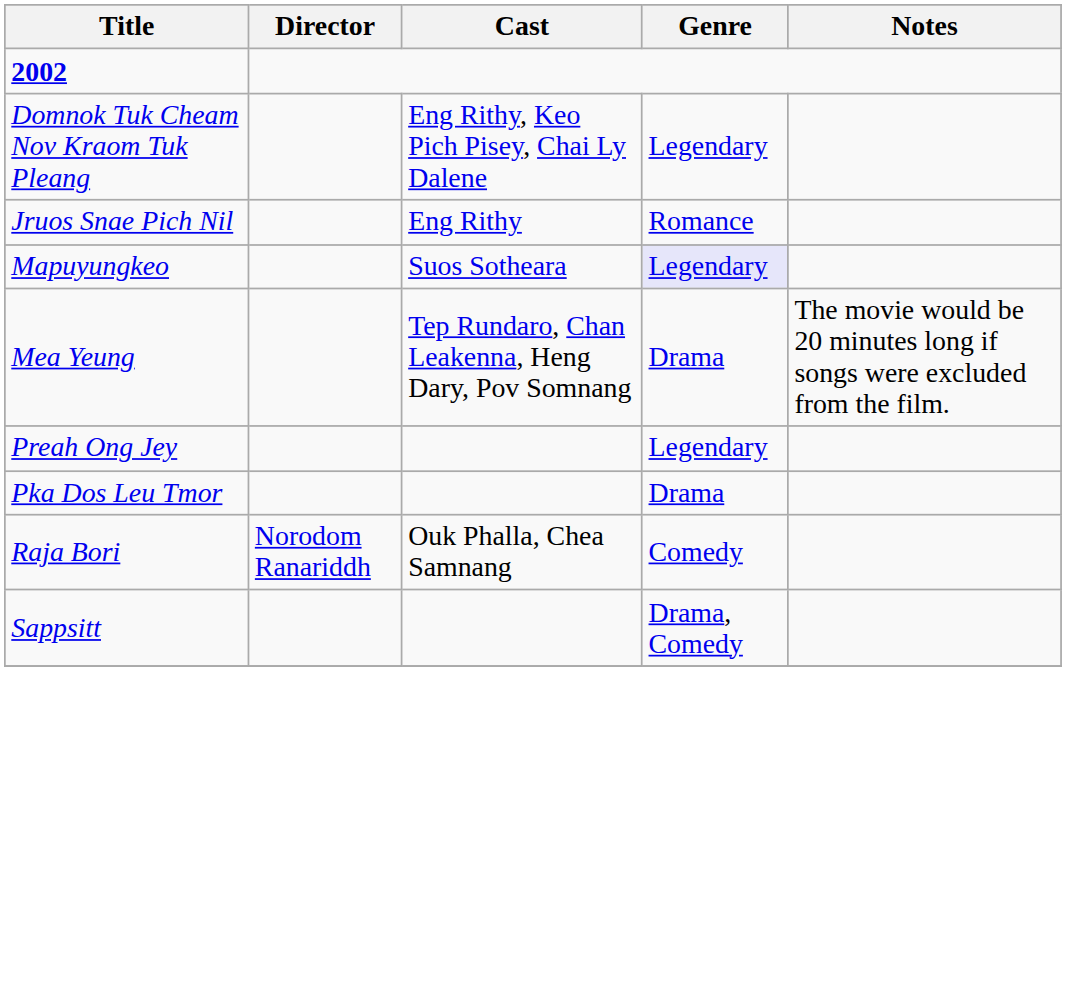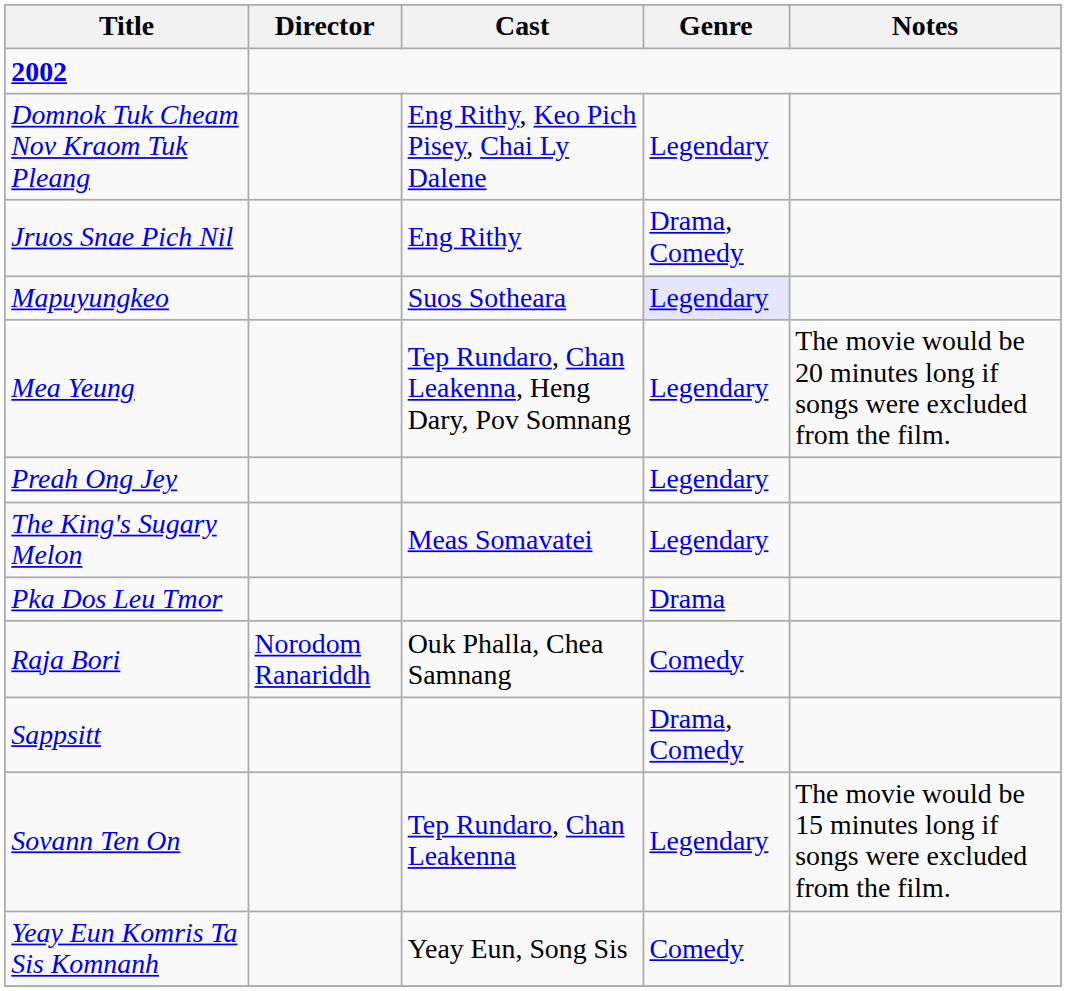(701, 221) Romance -> (697, 237) Drama, Comedy
(686, 356) Drama -> (709, 388) Legendary
+ row: (114, 539)
+ row: (96, 841)
+ row: (124, 947)
